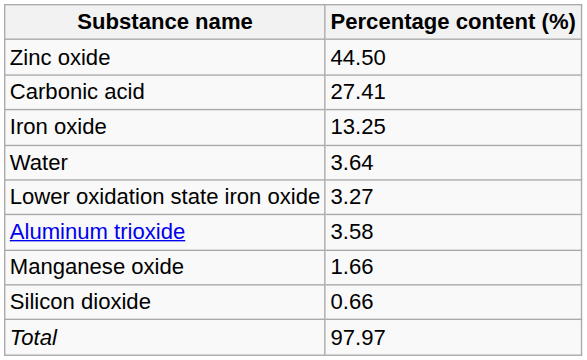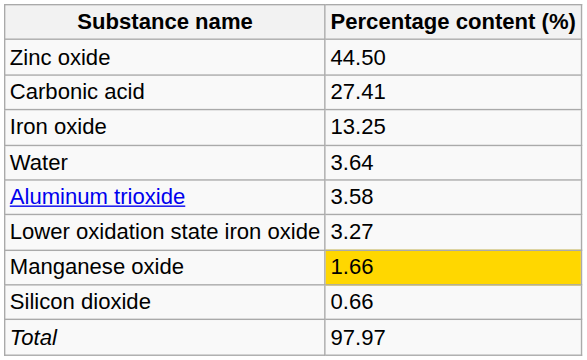rows swapped: (98, 232) <-> (165, 197)
(352, 267) no background -> (352, 267) gold background
